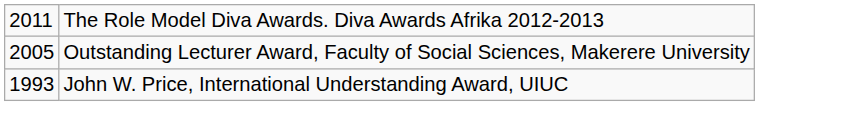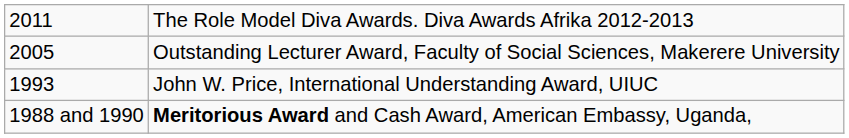+ row: (452, 116)
